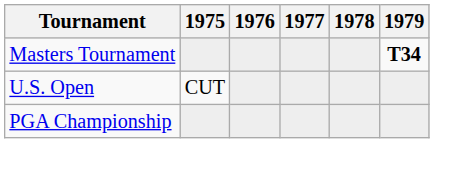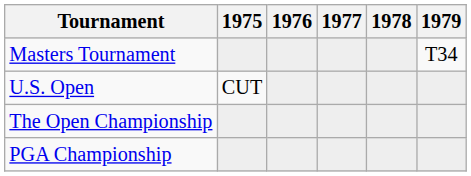(404, 54) bold -> (441, 54) normal
+ row: (111, 121)
